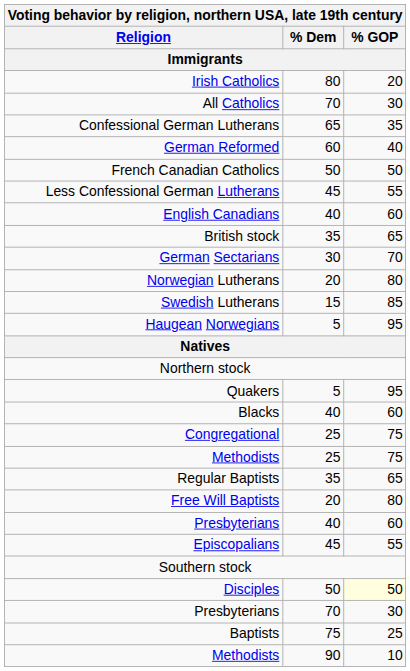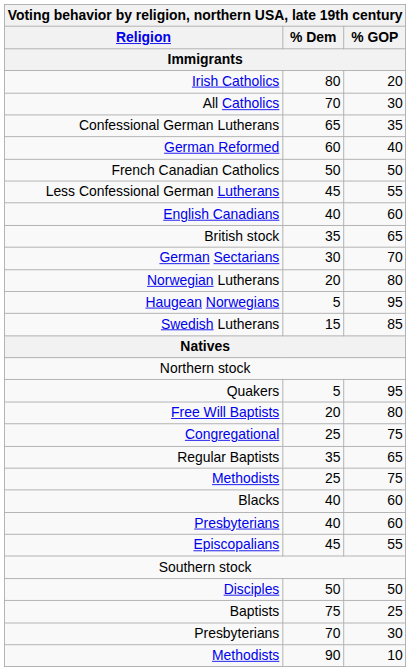rows swapped: (220, 302) <-> (212, 324)
rows swapped: (225, 501) <-> (259, 412)
rows swapped: (246, 457) <-> (228, 479)
(395, 589) lightyellow background -> (395, 589) no background
rows swapped: (237, 611) <-> (255, 633)
